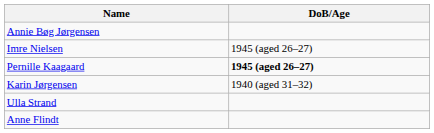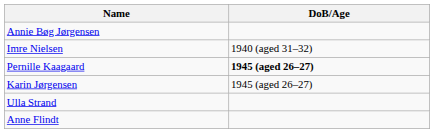(272, 49) 1945 (aged 26–27) -> (272, 49) 1940 (aged 31–32)
(272, 84) 1940 (aged 31–32) -> (272, 84) 1945 (aged 26–27)
